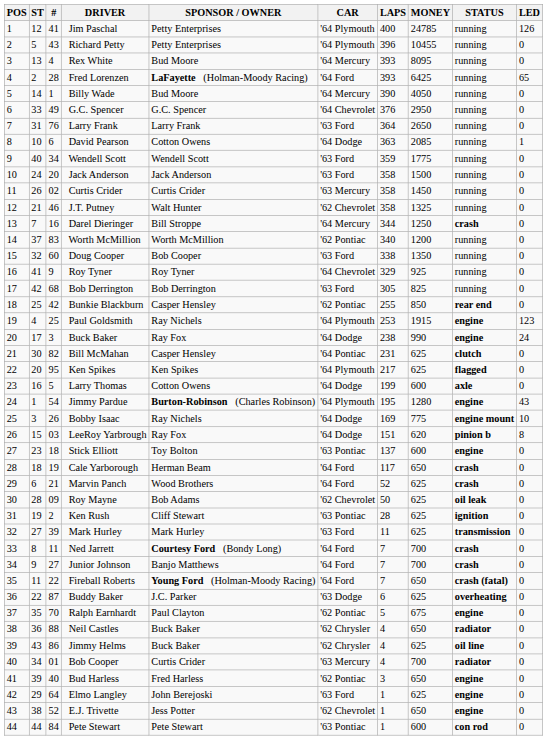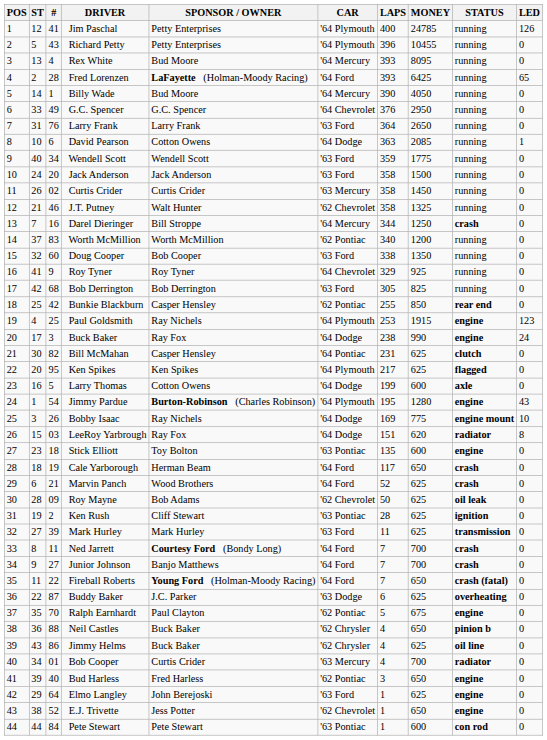(473, 434) pinion b -> (473, 434) radiator
(388, 451) 137 -> (388, 451) 135
(473, 629) radiator -> (473, 629) pinion b
